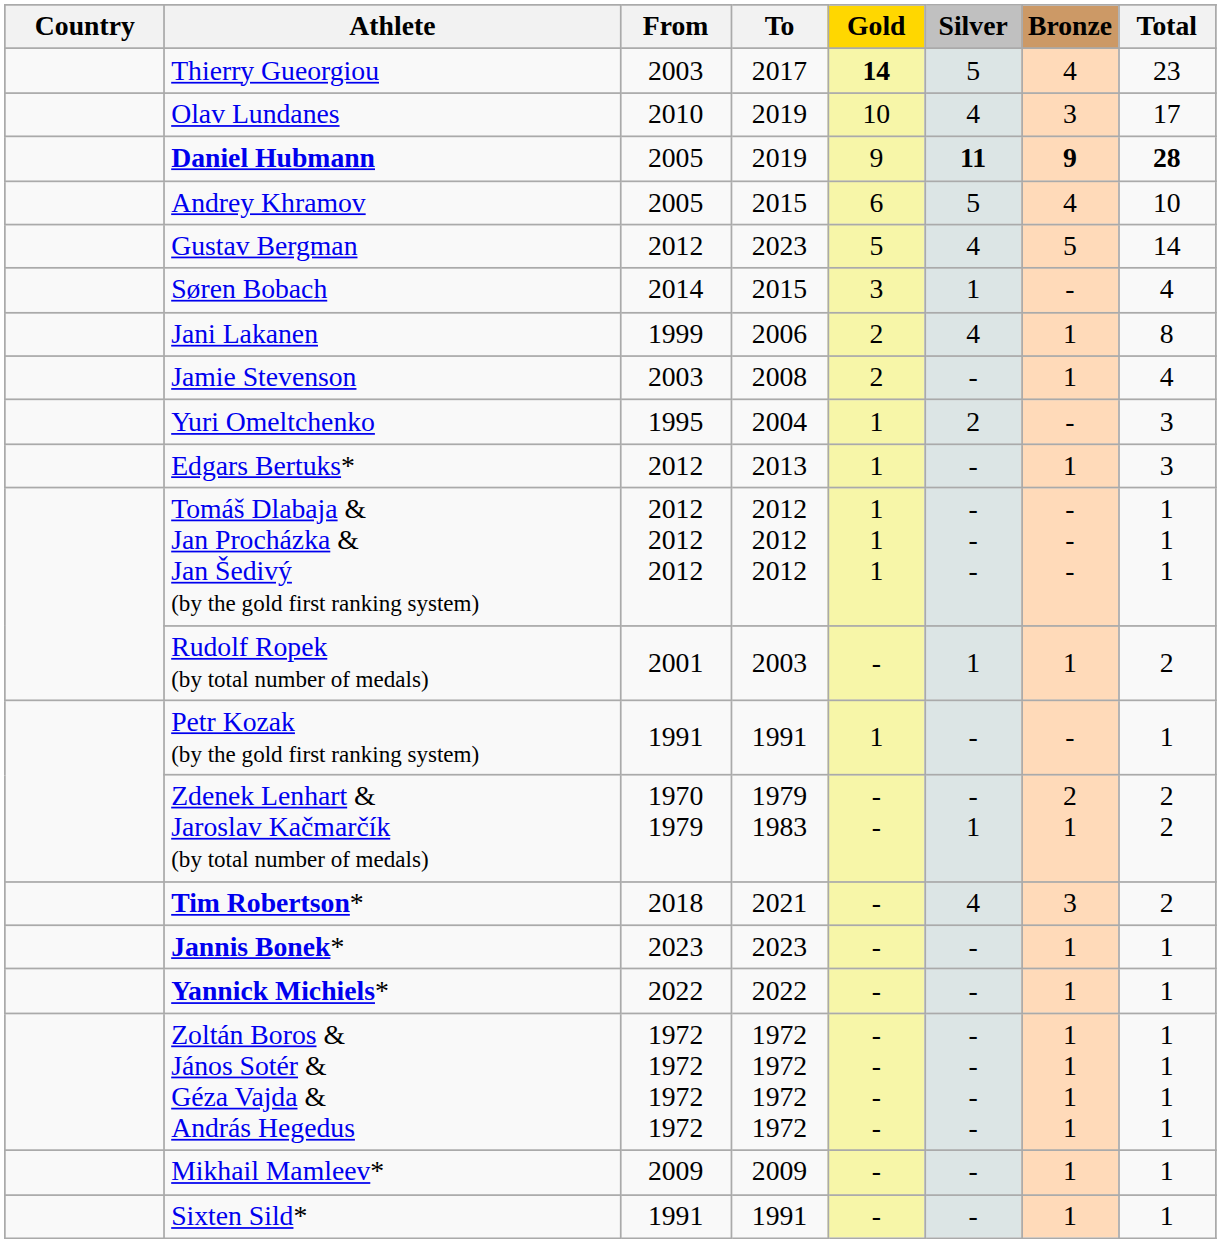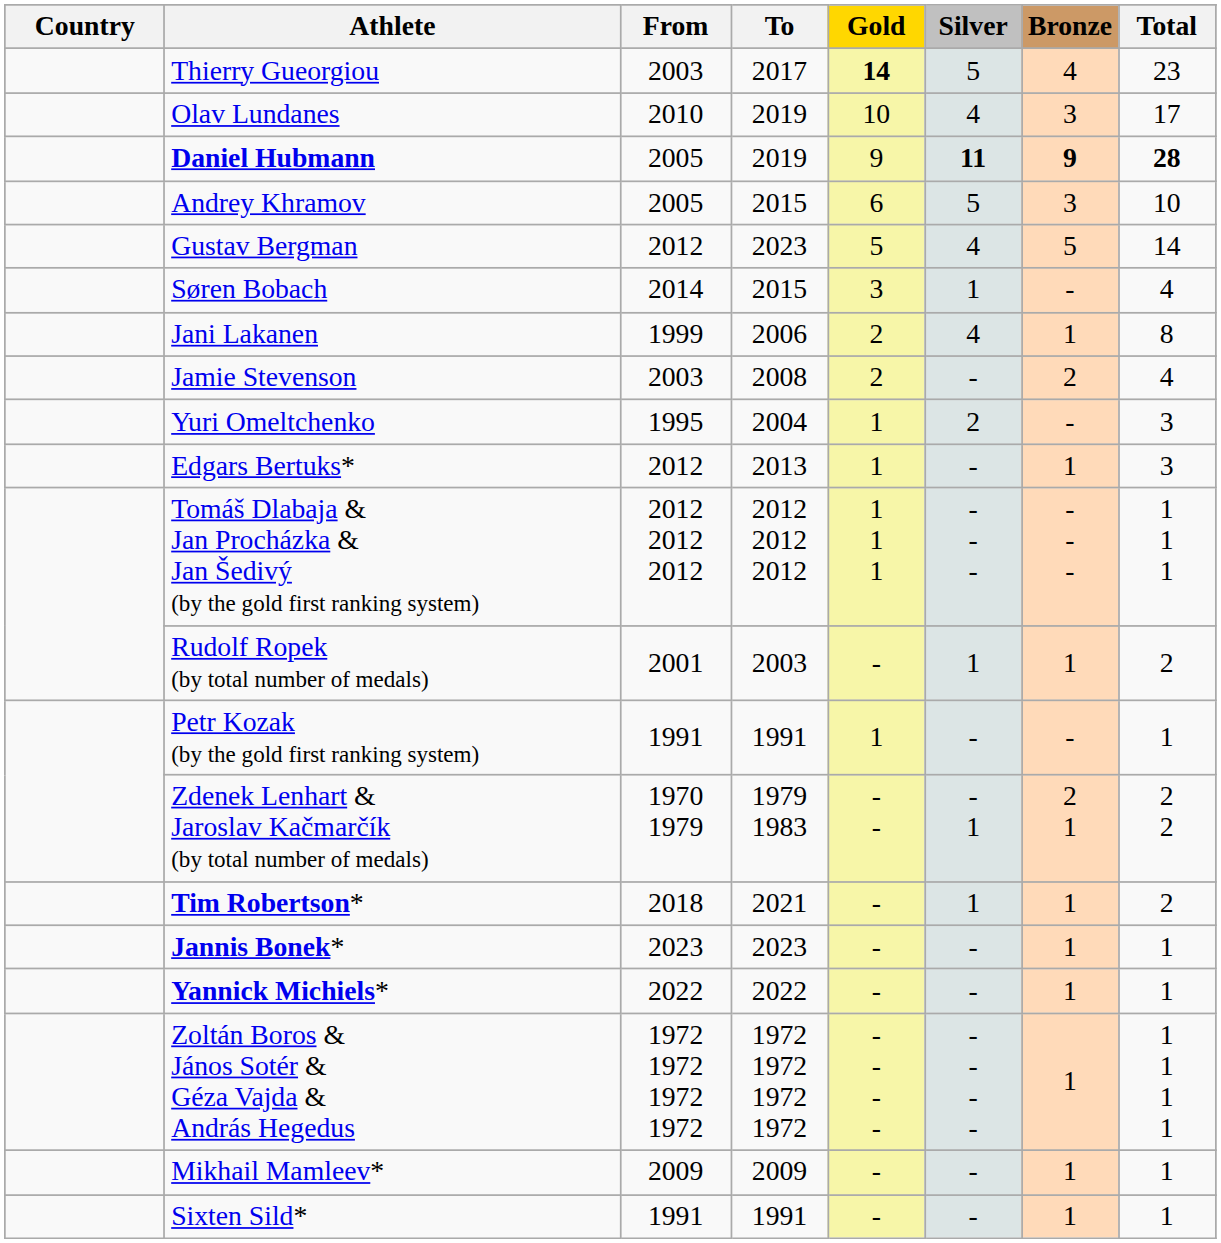(1070, 202) 4 -> (1070, 202) 3
(1070, 377) 1 -> (1070, 377) 2
(973, 902) 4 -> (973, 902) 1
(1070, 902) 3 -> (1070, 902) 1
(1070, 1081) 1 1 1 1 -> (1070, 1081) 1
